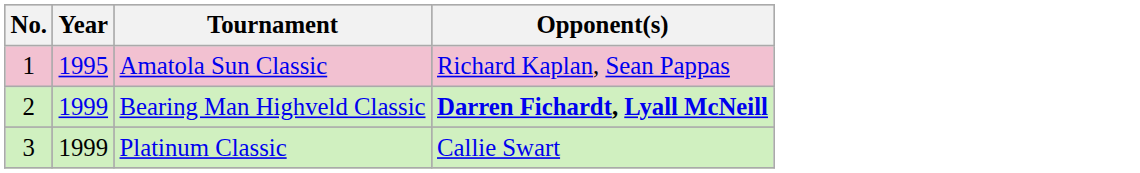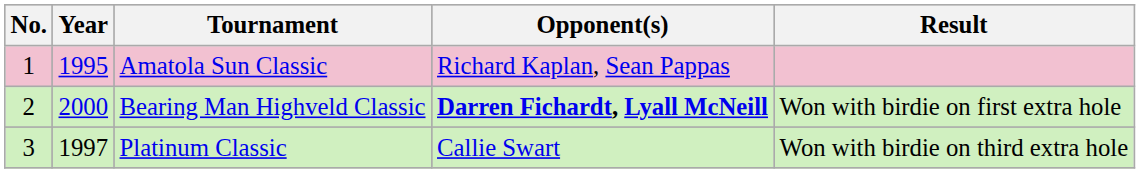+ column: (954, 25)
(83, 106) 1999 -> (83, 106) 2000
(83, 147) 1999 -> (83, 147) 1997
